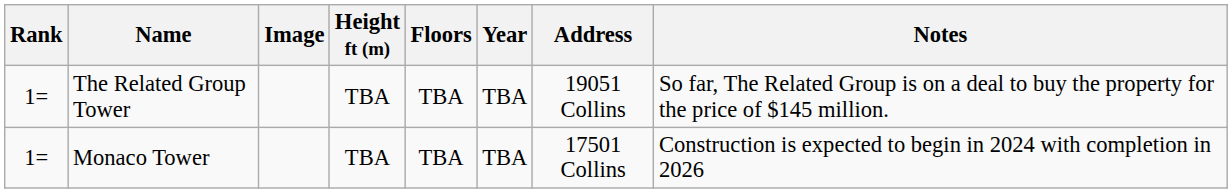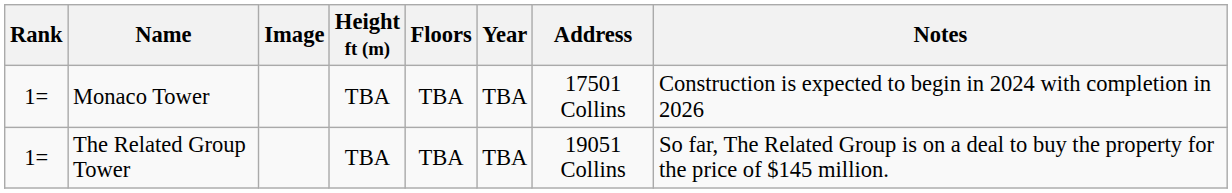rows swapped: (141, 157) <-> (159, 96)
